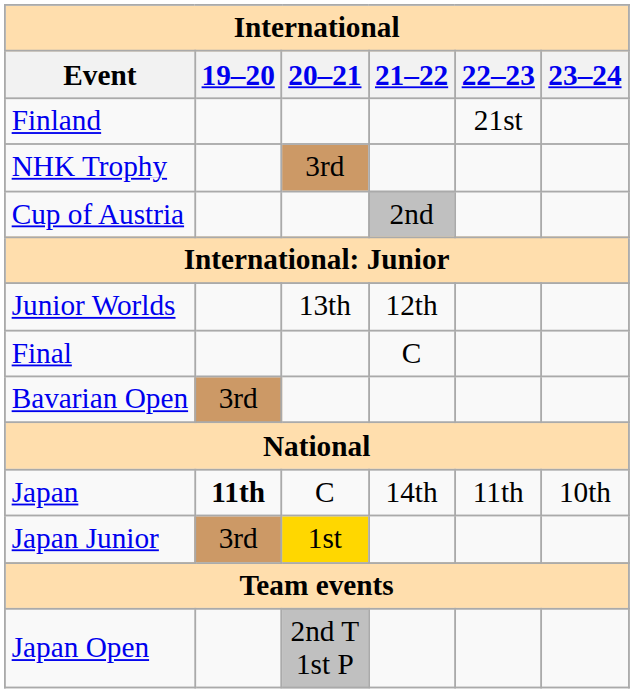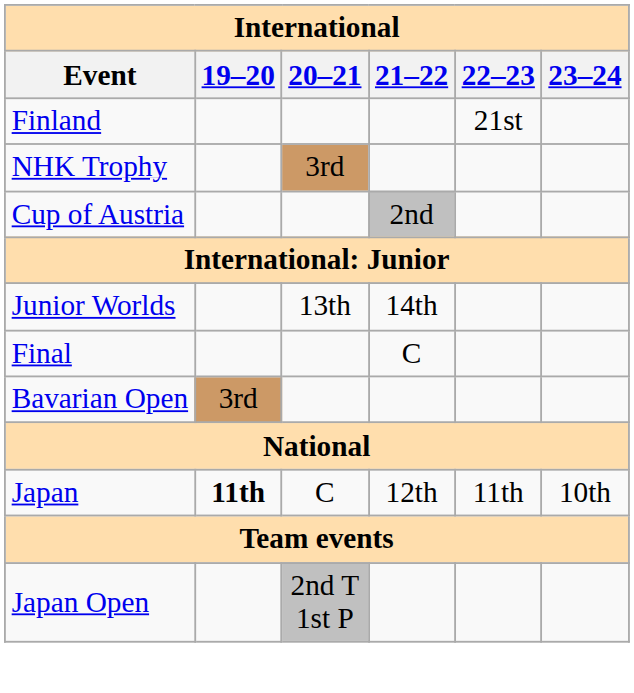(412, 306) 12th -> (412, 306) 14th
(412, 492) 14th -> (412, 492) 12th
- row: (85, 538)
